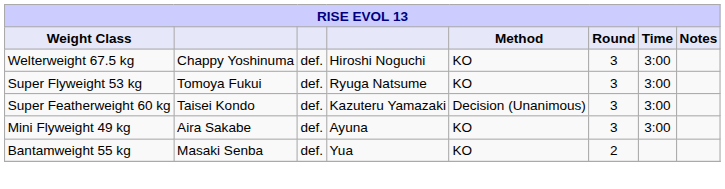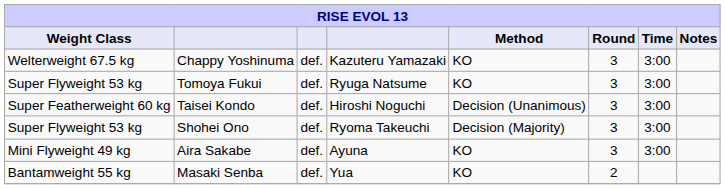(377, 60) Hiroshi Noguchi -> (388, 60) Kazuteru Yamazaki
(388, 105) Kazuteru Yamazaki -> (377, 105) Hiroshi Noguchi
+ row: (213, 127)
